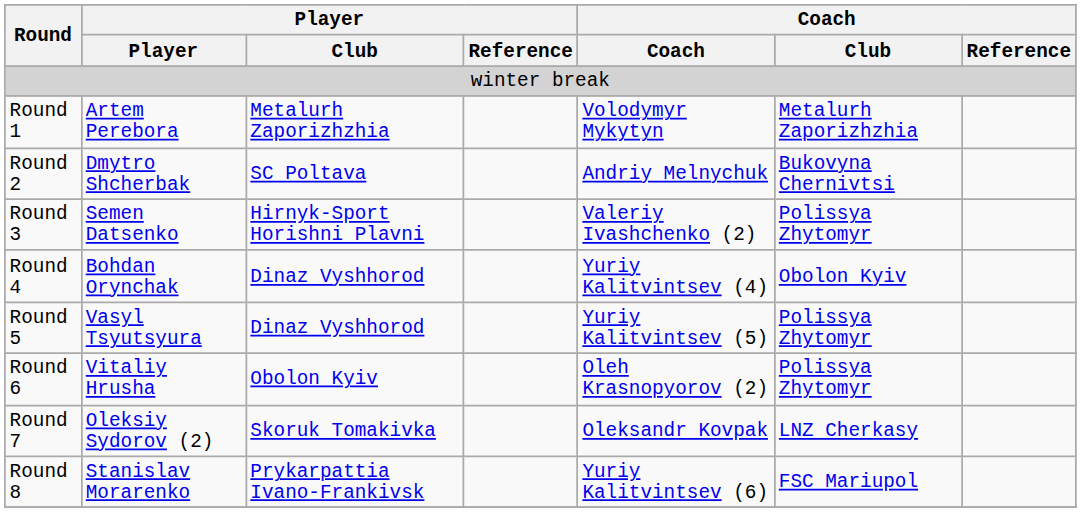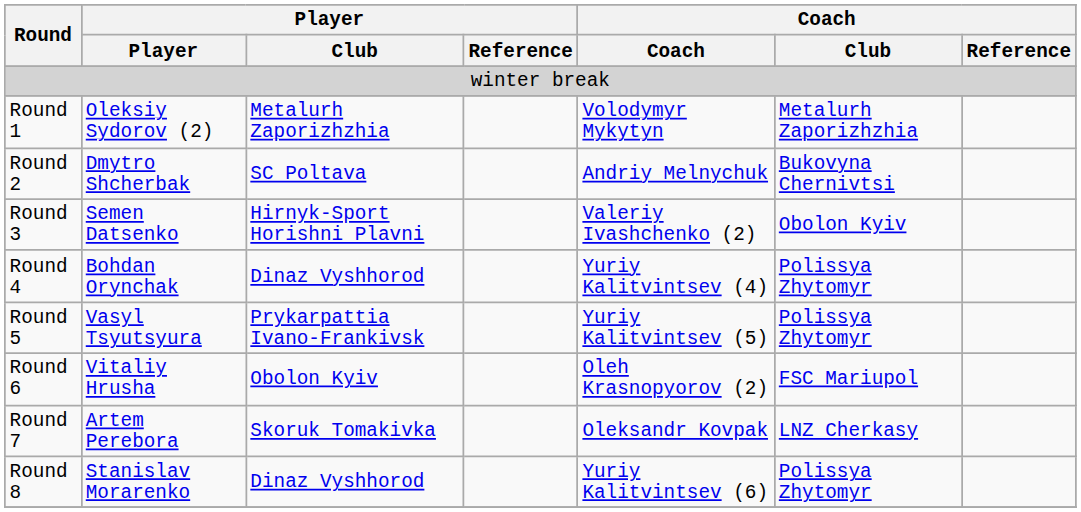(132, 122) Artem Perebora -> (150, 122) Oleksiy Sydorov (2)
(825, 225) Polissya Zhytomyr -> (843, 225) Obolon Kyiv
(843, 276) Obolon Kyiv -> (825, 276) Polissya Zhytomyr
(337, 328) Dinaz Vyshhorod -> (337, 328) Prykarpattia Ivano-Frankivsk
(825, 379) Polissya Zhytomyr -> (848, 379) FSC Mariupol
(150, 431) Oleksiy Sydorov (2) -> (132, 431) Artem Perebora
(337, 482) Prykarpattia Ivano-Frankivsk -> (337, 482) Dinaz Vyshhorod
(848, 482) FSC Mariupol -> (825, 482) Polissya Zhytomyr
